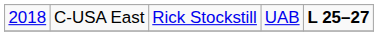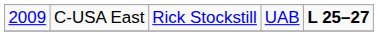(27, 17) 2018 -> (27, 17) 2009
